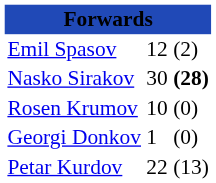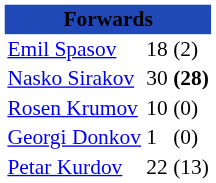(157, 48) 12 -> (157, 48) 18
